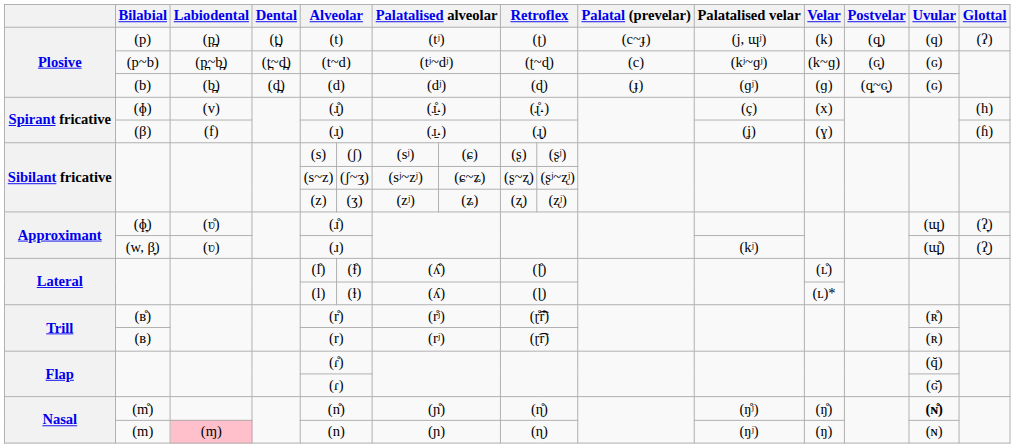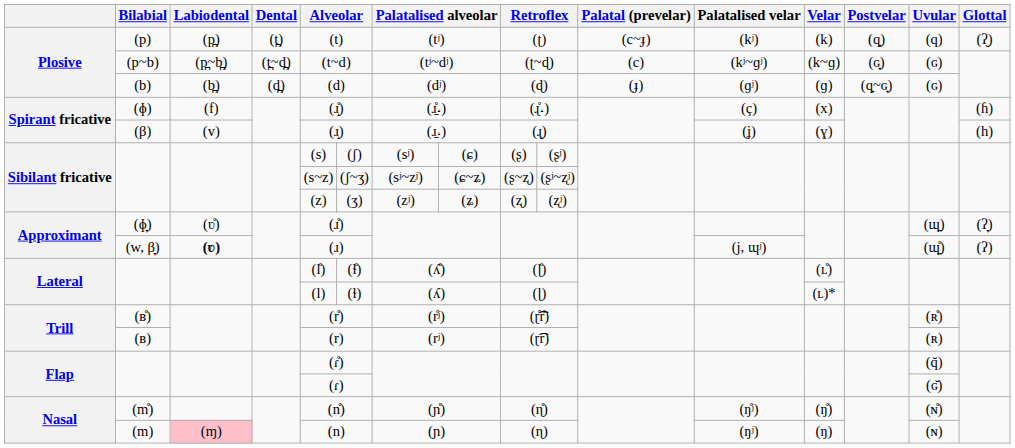(749, 39) (j, ɰʲ) -> (749, 39) (kʲ)
(985, 39) (ʔ) -> (985, 39) (ʔ̬)
(211, 108) (v) -> (211, 108) (f)
(985, 108) (h) -> (985, 108) (ɦ)
(211, 131) (f) -> (211, 131) (v)
(985, 131) (ɦ) -> (985, 131) (h)
(211, 246) normal -> (211, 246) bold
(749, 246) (kʲ) -> (749, 246) (j, ɰʲ)
(985, 246) (ʔ̬) -> (985, 246) (ʔ)
(934, 408) bold -> (934, 408) normal
